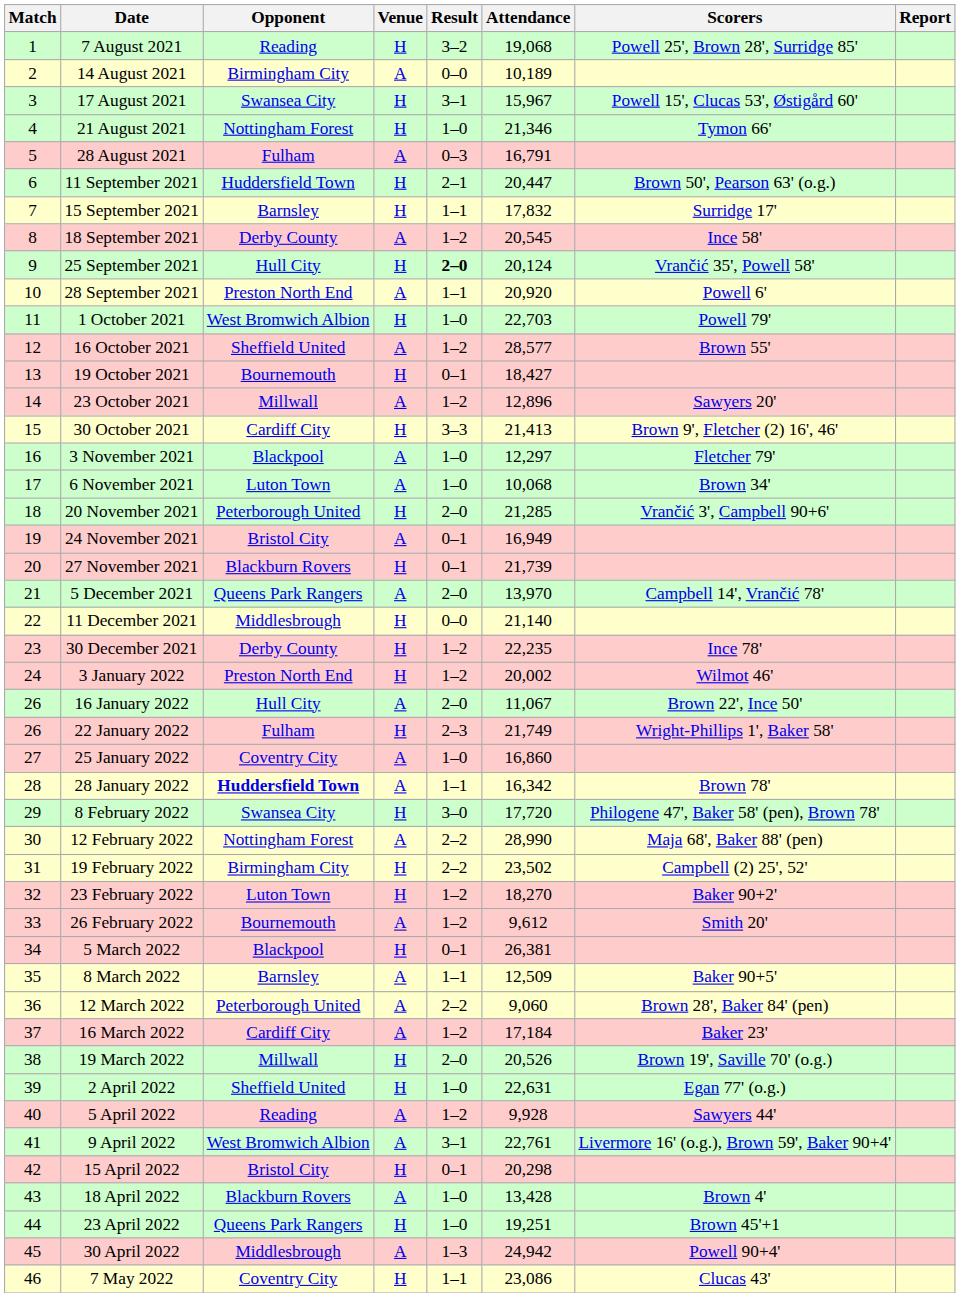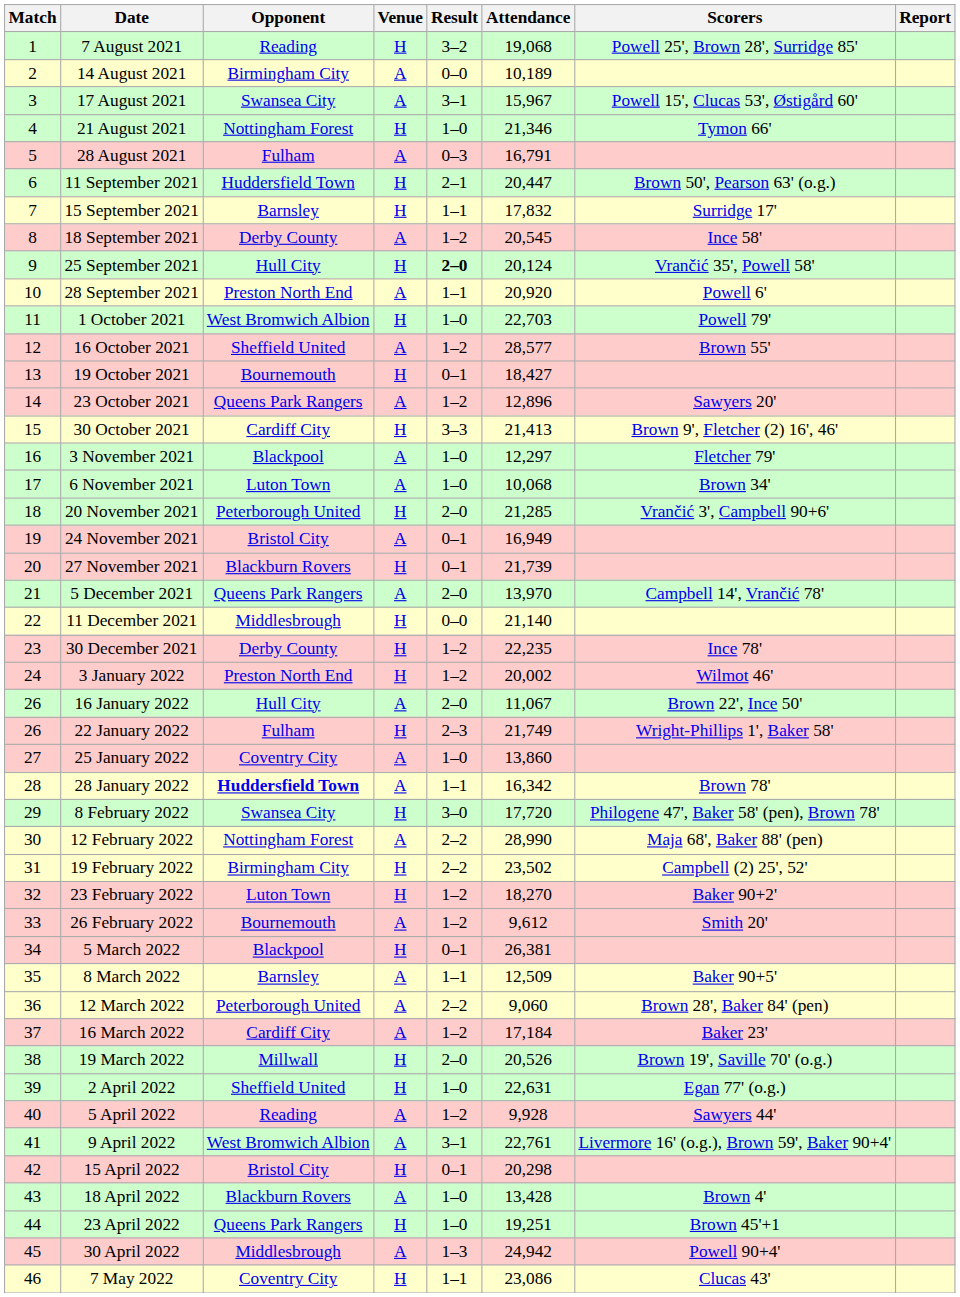(400, 100) H -> (400, 100) A
(288, 401) Millwall -> (288, 401) Queens Park Rangers
(528, 758) 16,860 -> (528, 758) 13,860
